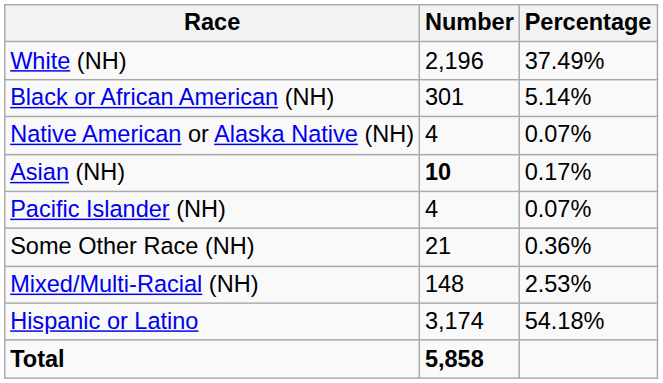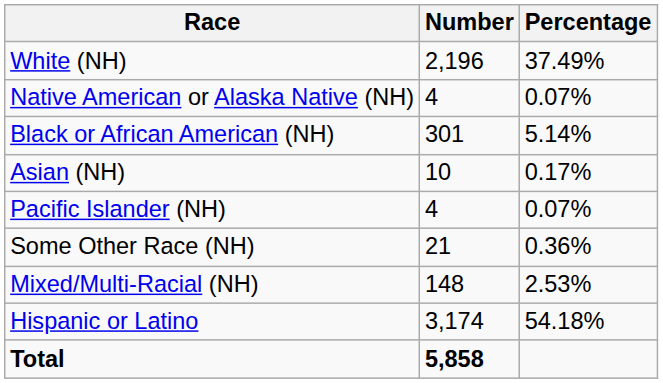rows swapped: (172, 97) <-> (212, 135)
(438, 172) bold -> (438, 172) normal
